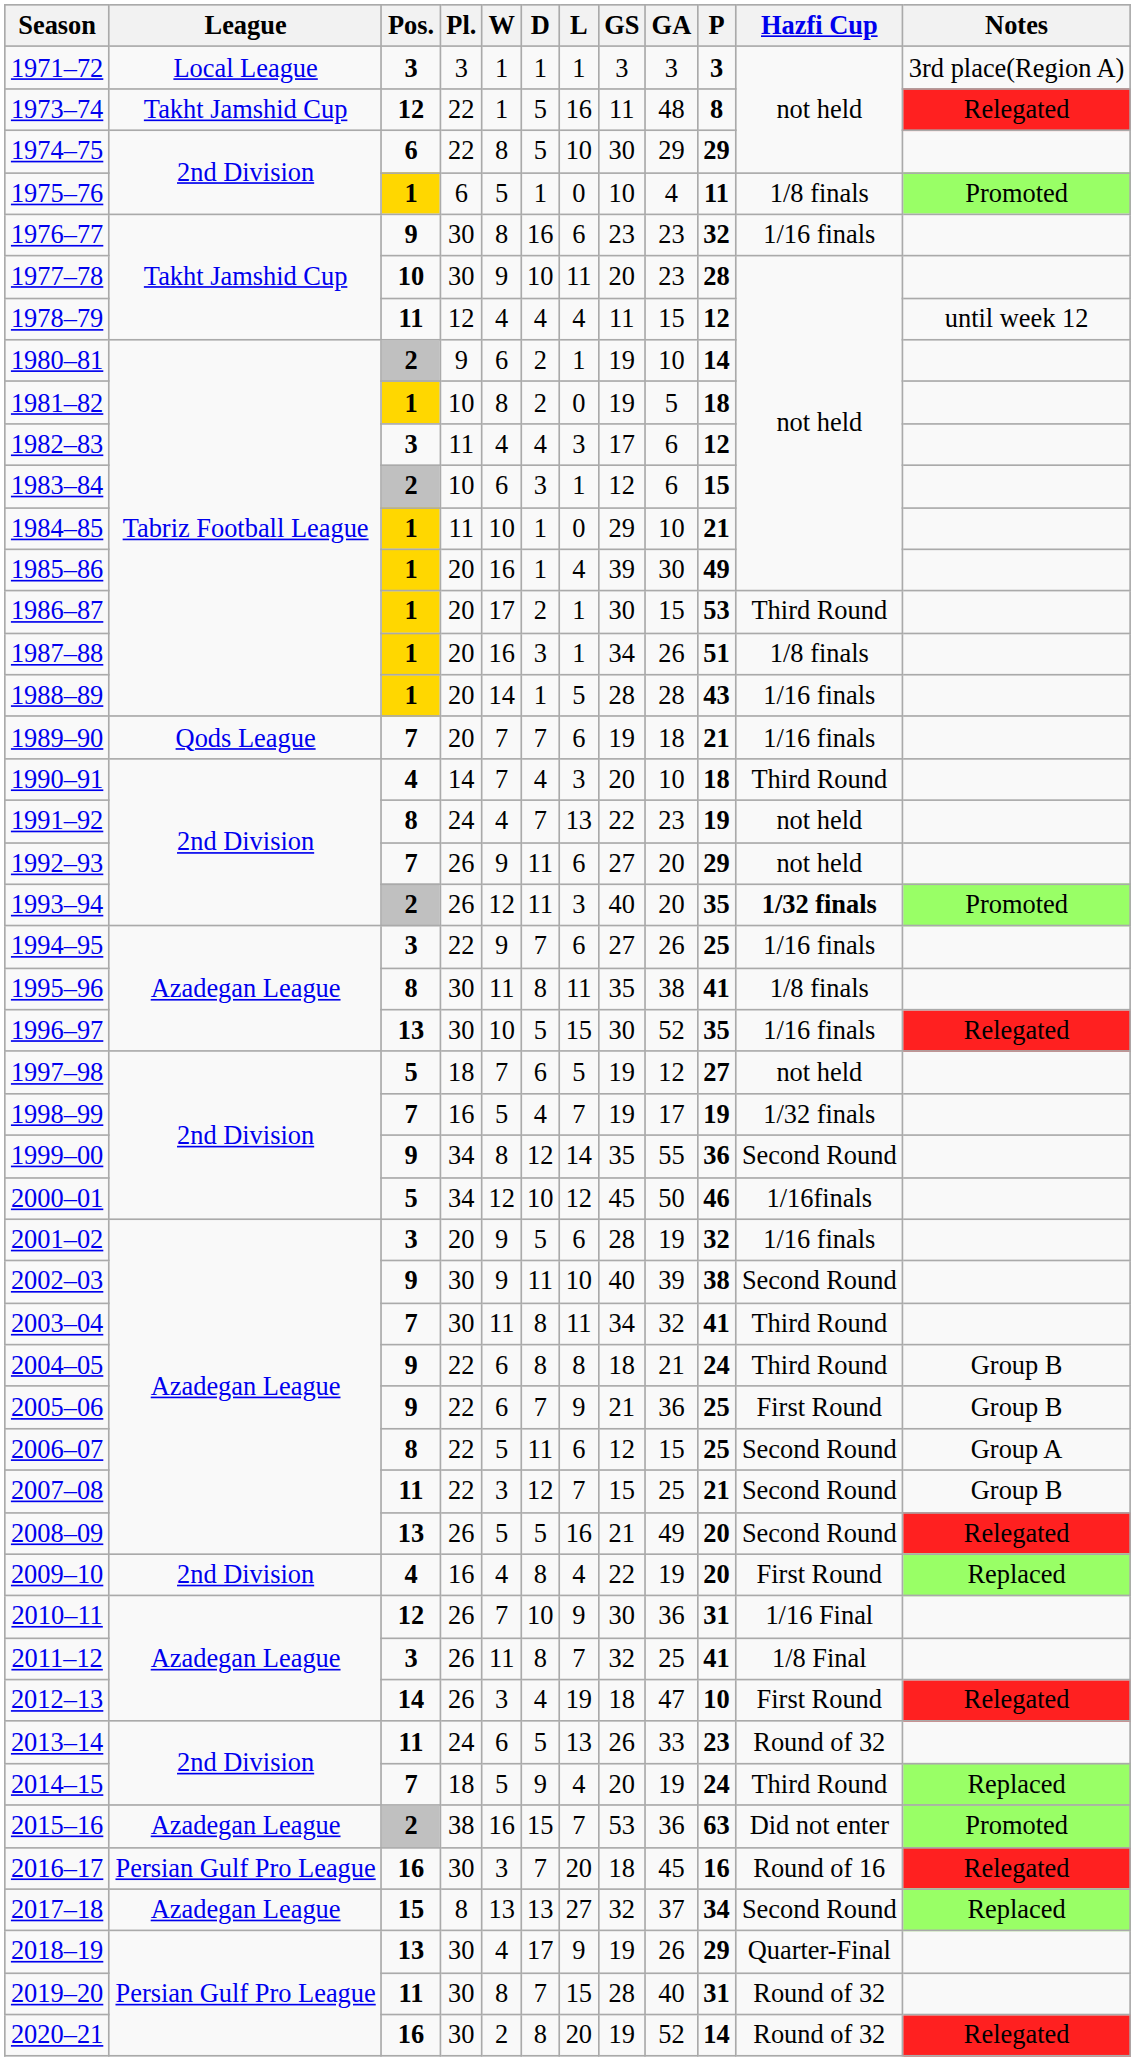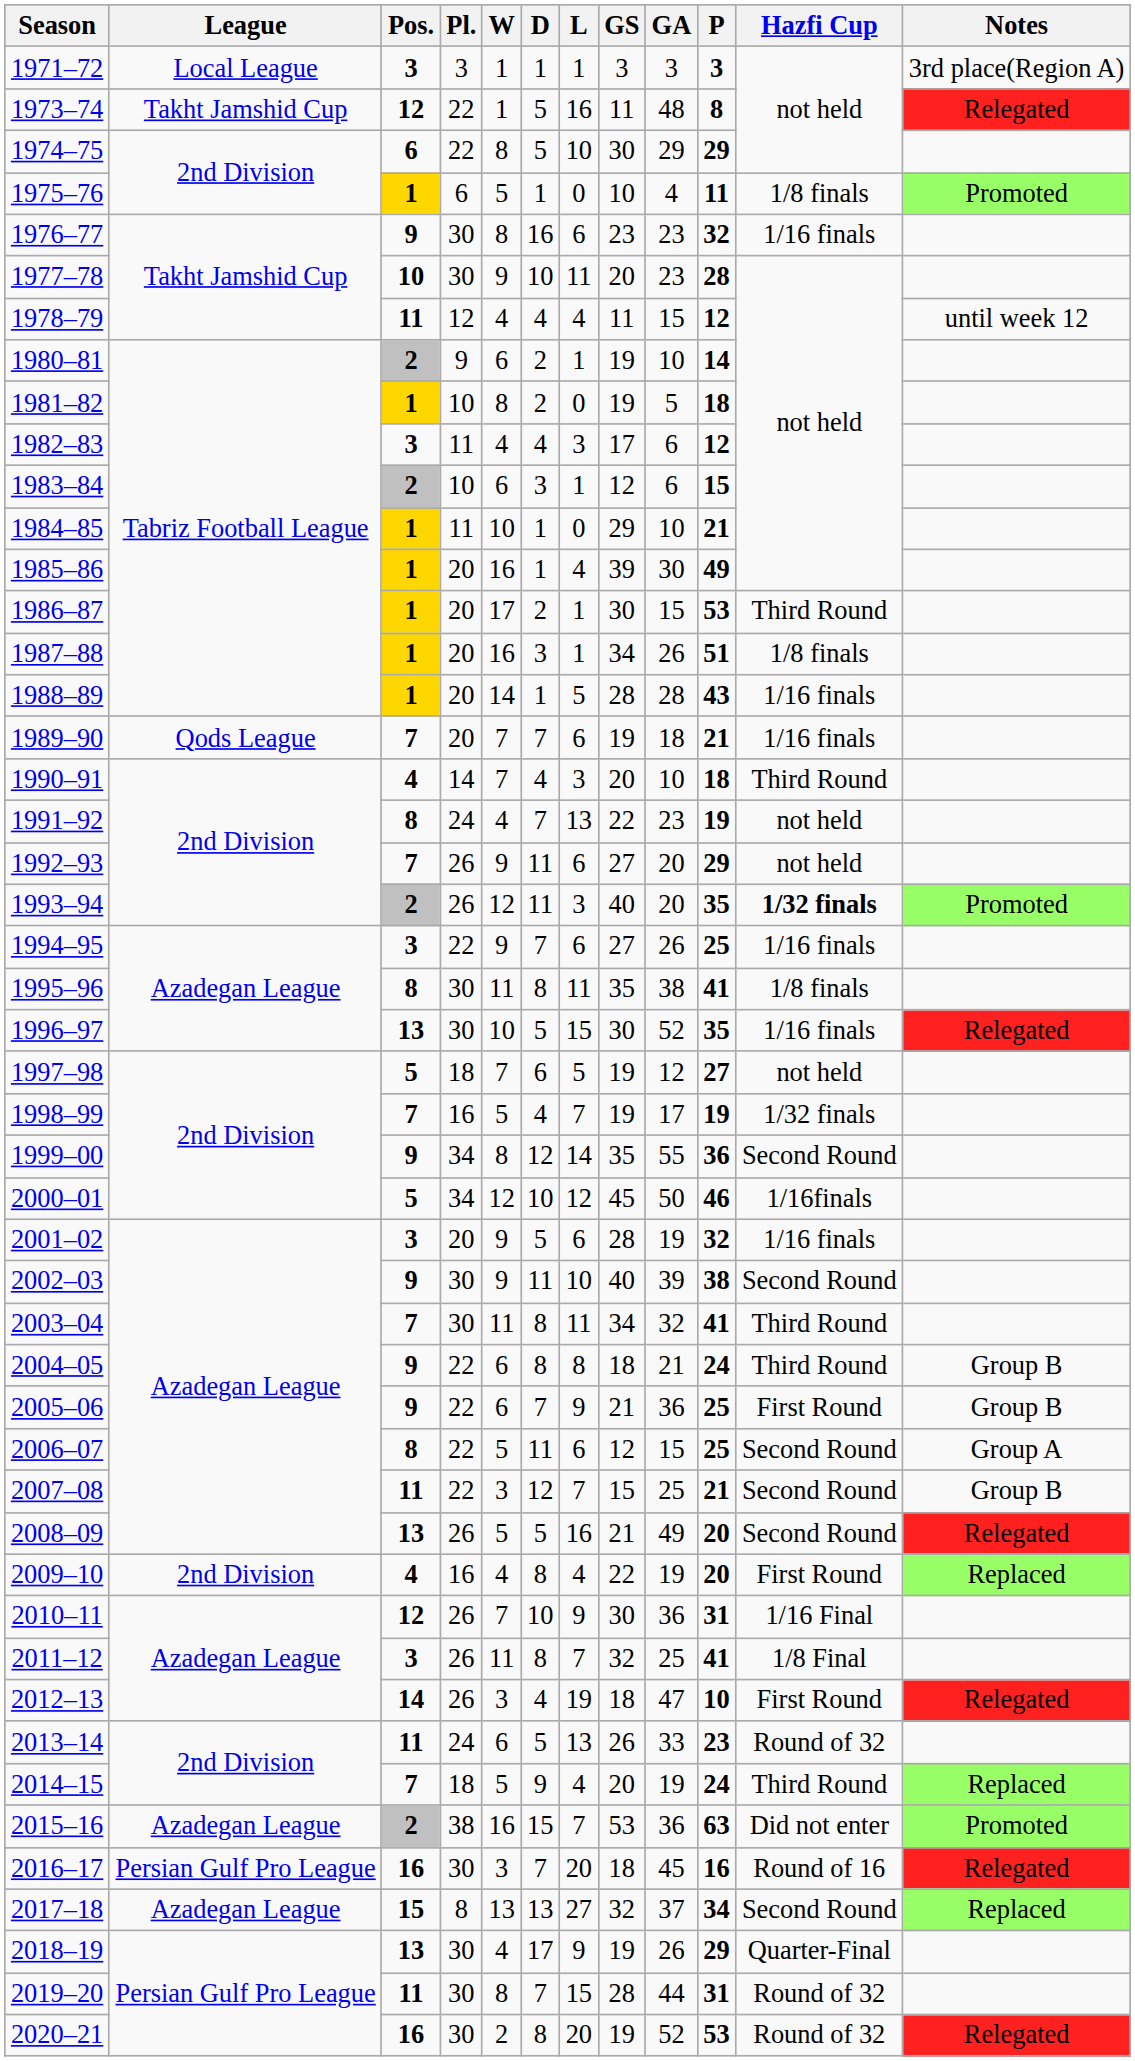(671, 1993) 40 -> (671, 1993) 44
(717, 2035) 14 -> (717, 2035) 53
